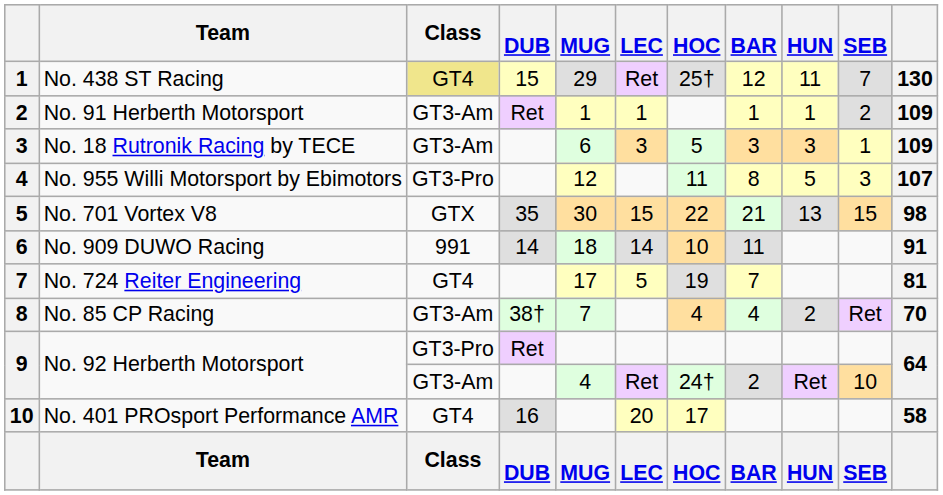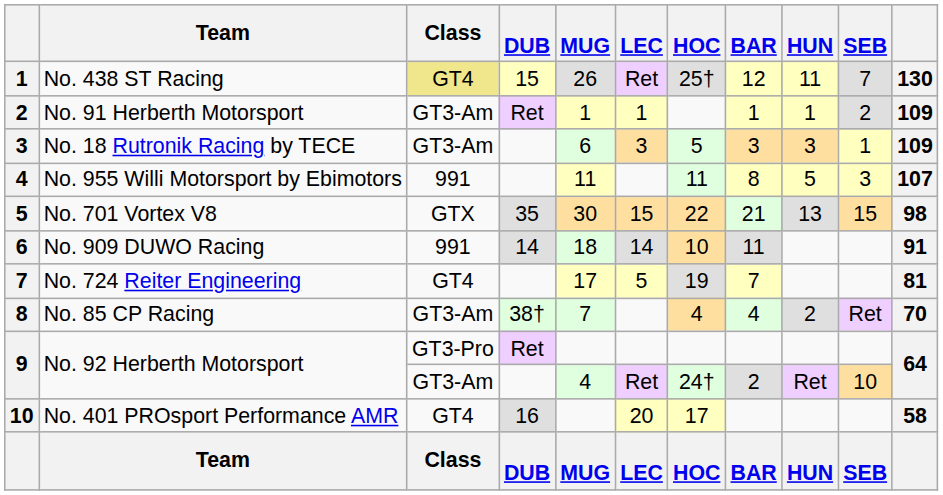(585, 78) 29 -> (585, 78) 26
(453, 179) GT3-Pro -> (453, 179) 991
(585, 179) 12 -> (585, 179) 11
